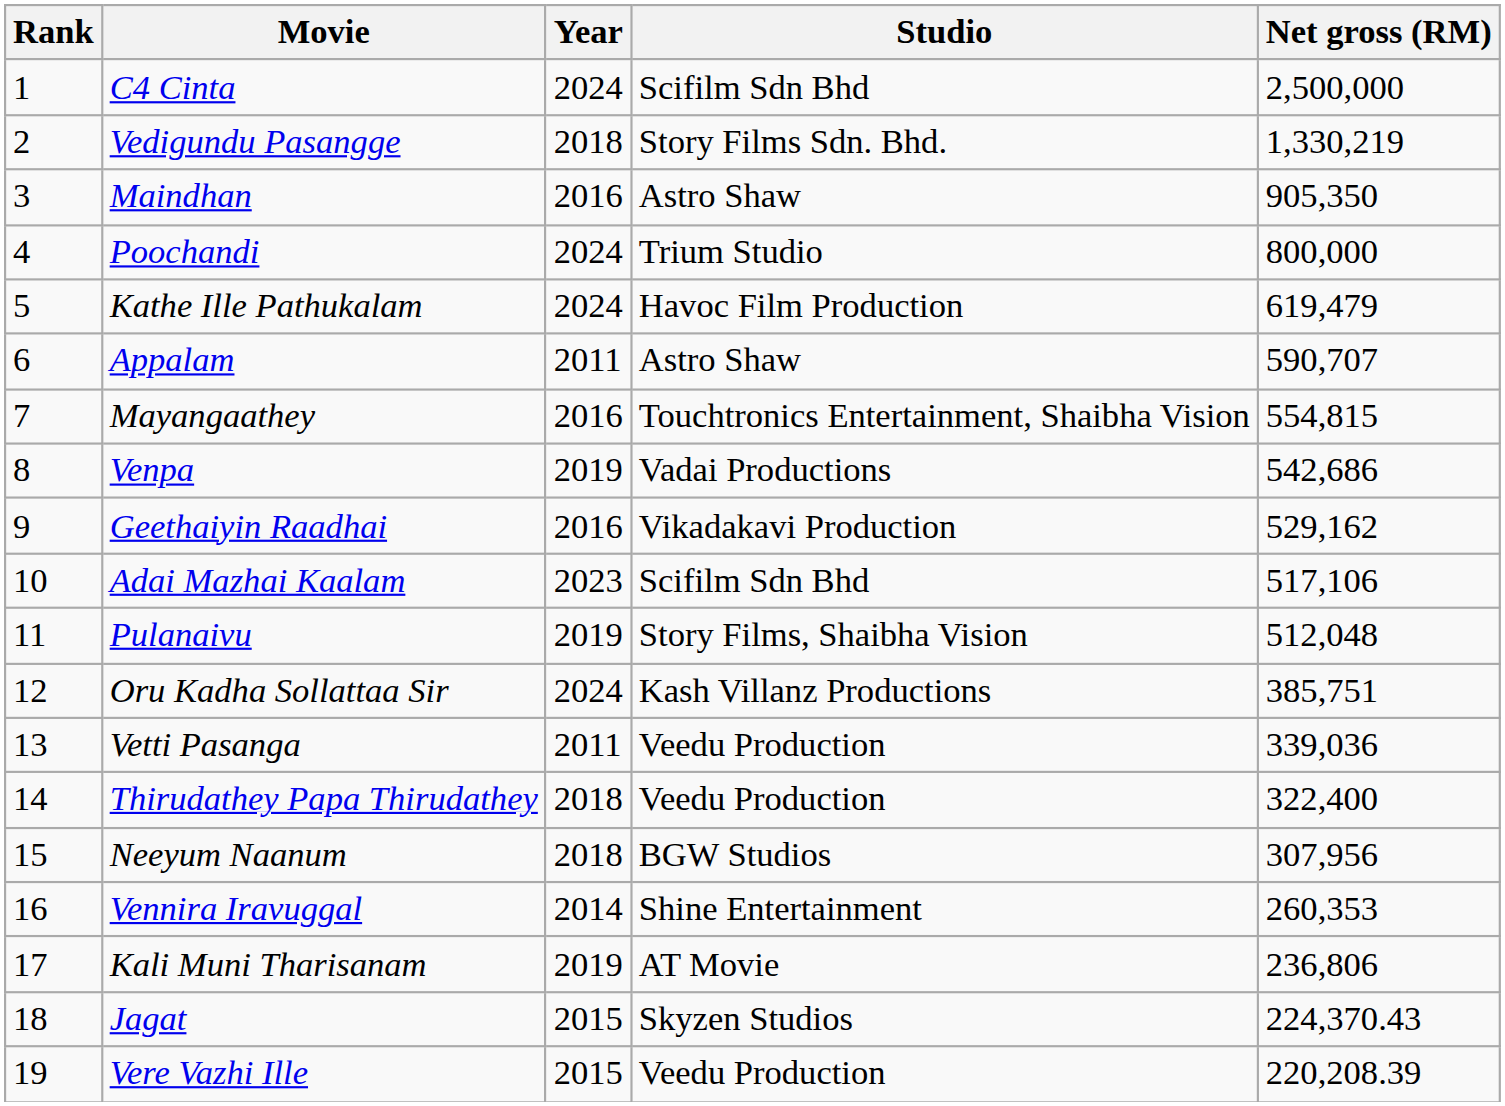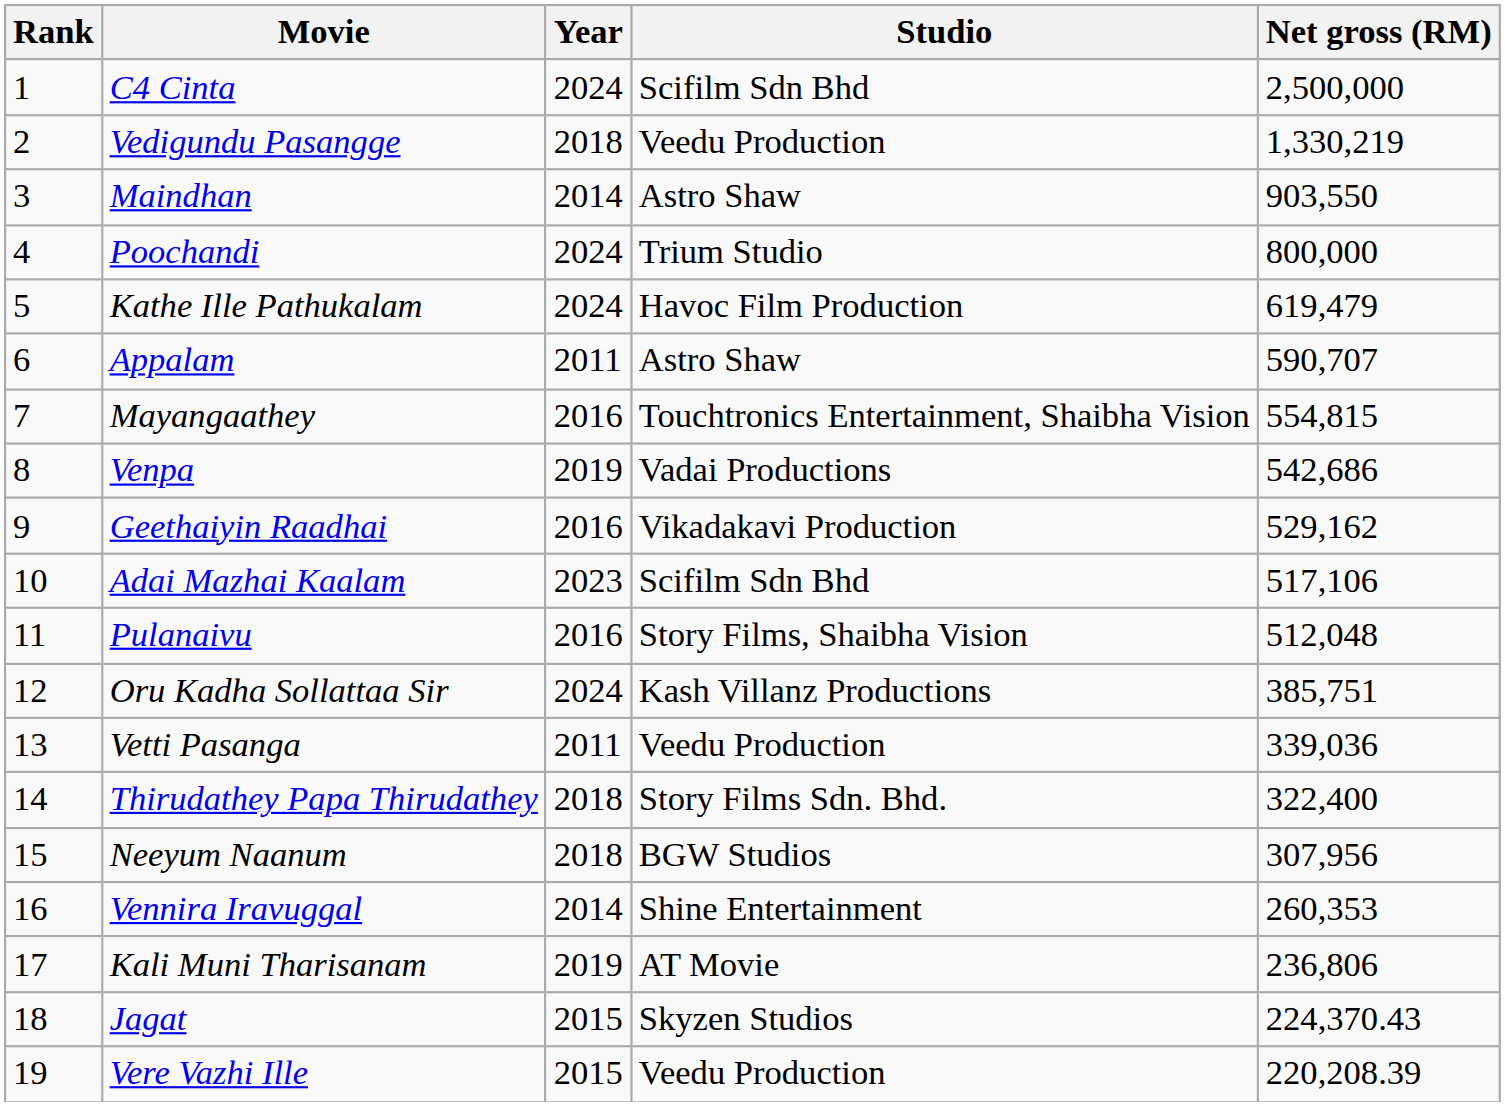(793, 141) Story Films Sdn. Bhd. -> (762, 141) Veedu Production
(588, 196) 2016 -> (588, 196) 2014
(1322, 196) 905,350 -> (1322, 196) 903,550
(588, 634) 2019 -> (588, 634) 2016
(762, 799) Veedu Production -> (793, 799) Story Films Sdn. Bhd.
